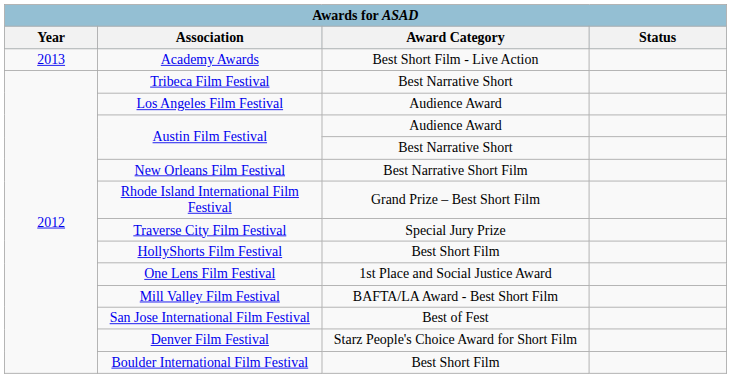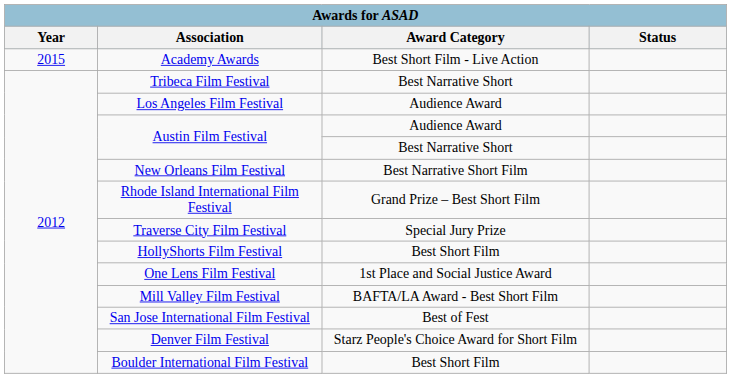(51, 59) 2013 -> (51, 59) 2015
